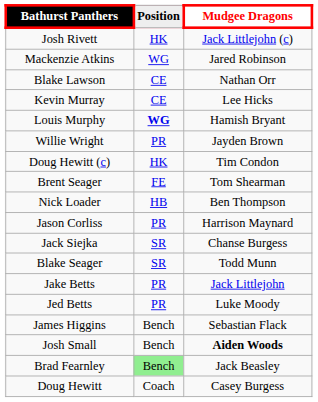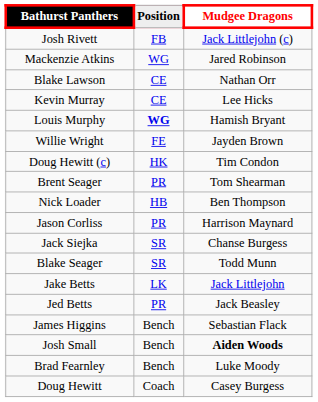(159, 38) HK -> (159, 38) FB
(159, 141) PR -> (159, 141) FE
(159, 181) FE -> (159, 181) PR
(159, 284) PR -> (159, 284) LK
(248, 304) Luke Moody -> (248, 304) Jack Beasley
(159, 365) lightgreen background -> (159, 365) no background
(248, 365) Jack Beasley -> (248, 365) Luke Moody
